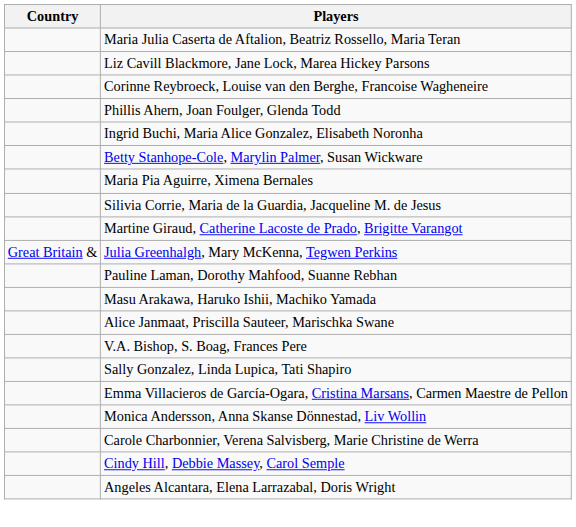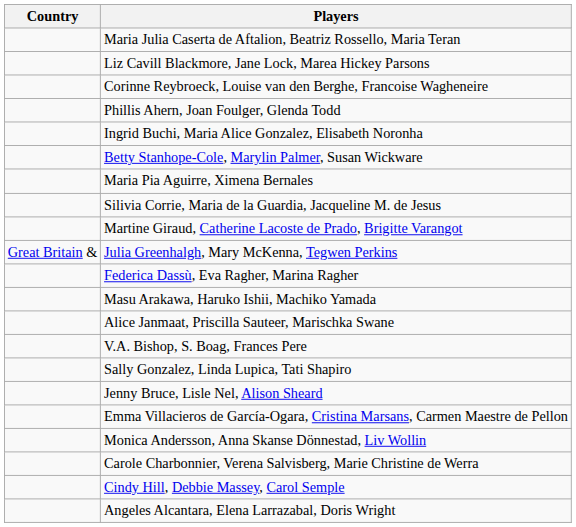+ row: (231, 275)
- row: (251, 275)
+ row: (213, 393)
